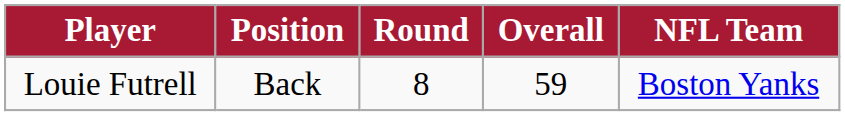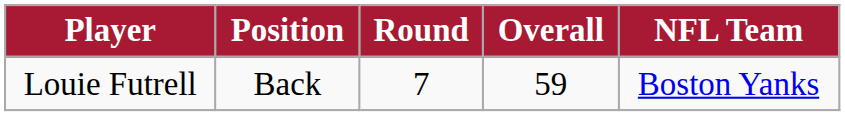(421, 82) 8 -> (421, 82) 7
